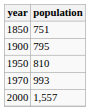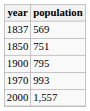+ row: (18, 30)
- row: (18, 64)
